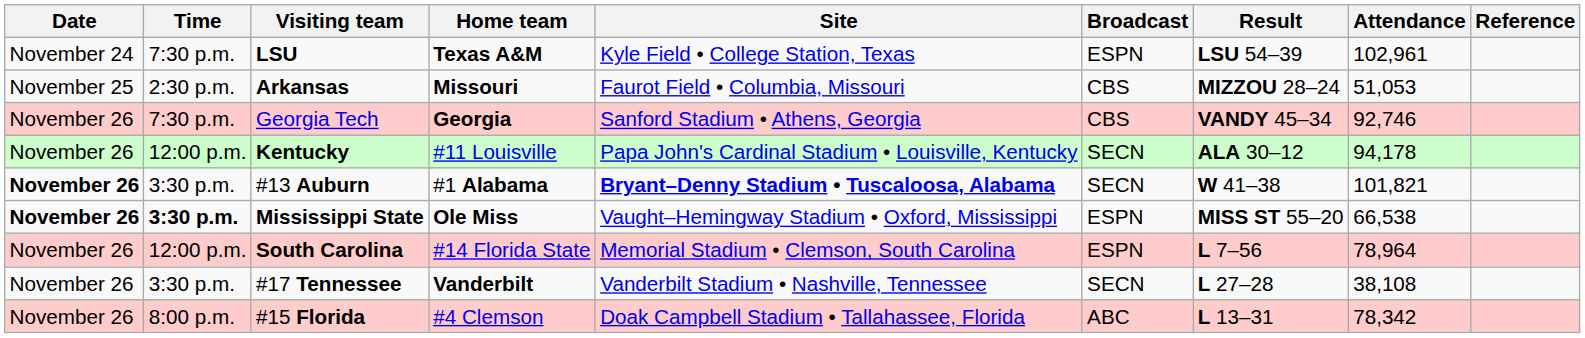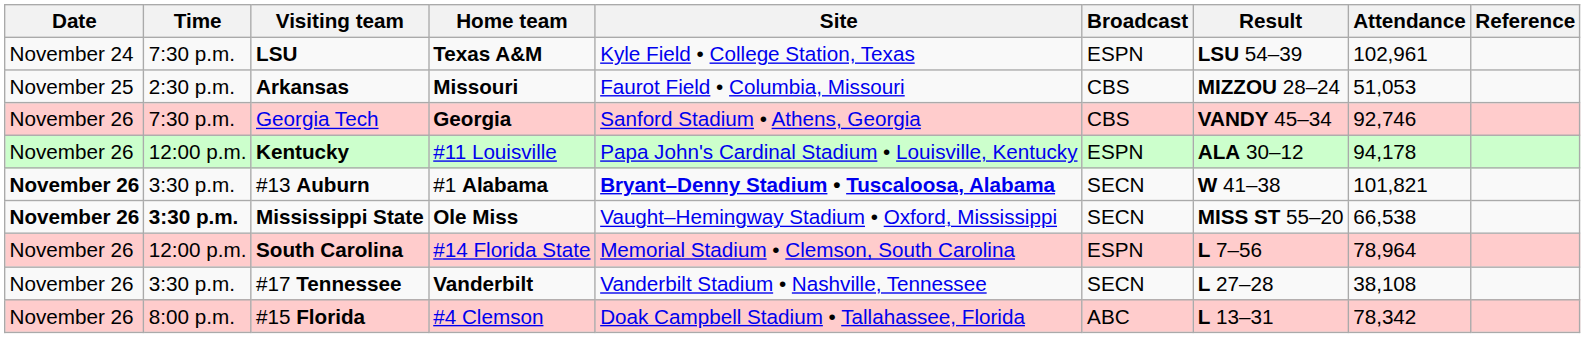(1116, 152) SECN -> (1115, 152) ESPN
(1115, 218) ESPN -> (1116, 218) SECN
